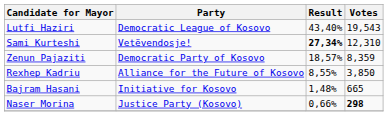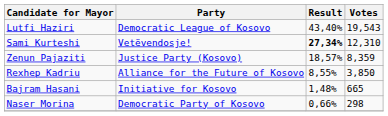(191, 58) Democratic Party of Kosovo -> (180, 58) Justice Party (Kosovo)
(180, 104) Justice Party (Kosovo) -> (191, 104) Democratic Party of Kosovo
(355, 104) bold -> (355, 104) normal
